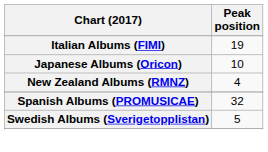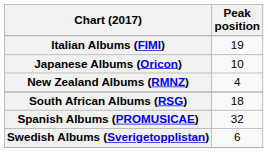+ row: (108, 100)
(237, 119) 5 -> (237, 138) 6
